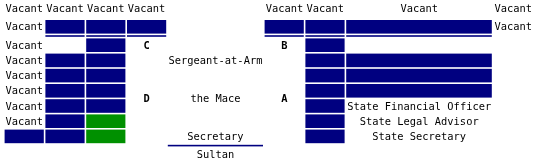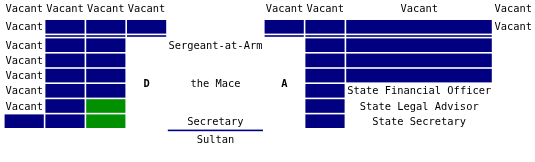- row: (24, 45)
